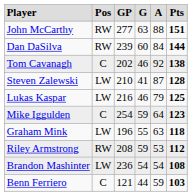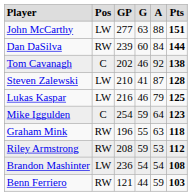(103, 30) RW -> (103, 30) LW
(103, 132) LW -> (103, 132) RW
(103, 183) C -> (103, 183) RW
